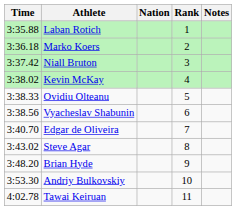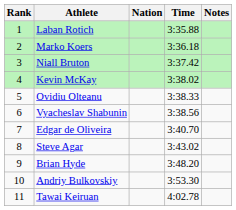columns swapped: (187, 12) <-> (23, 12)
